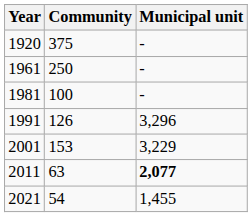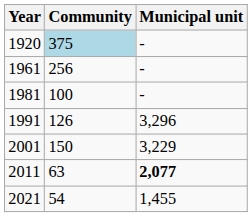(61, 43) no background -> (61, 43) lightblue background
(61, 69) 250 -> (61, 69) 256
(61, 146) 153 -> (61, 146) 150
